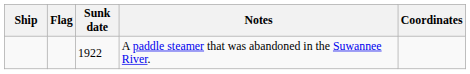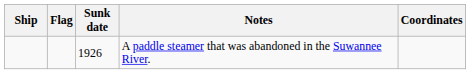(90, 52) 1922 -> (90, 52) 1926
